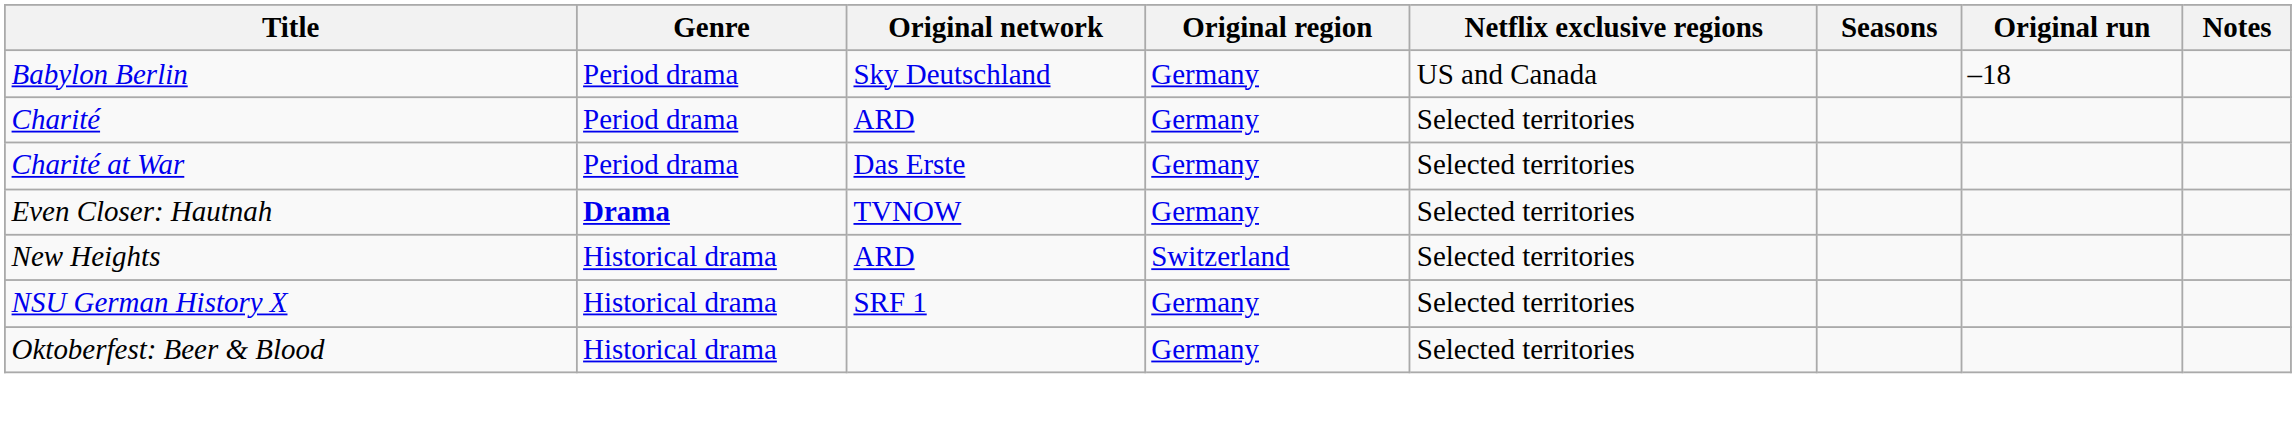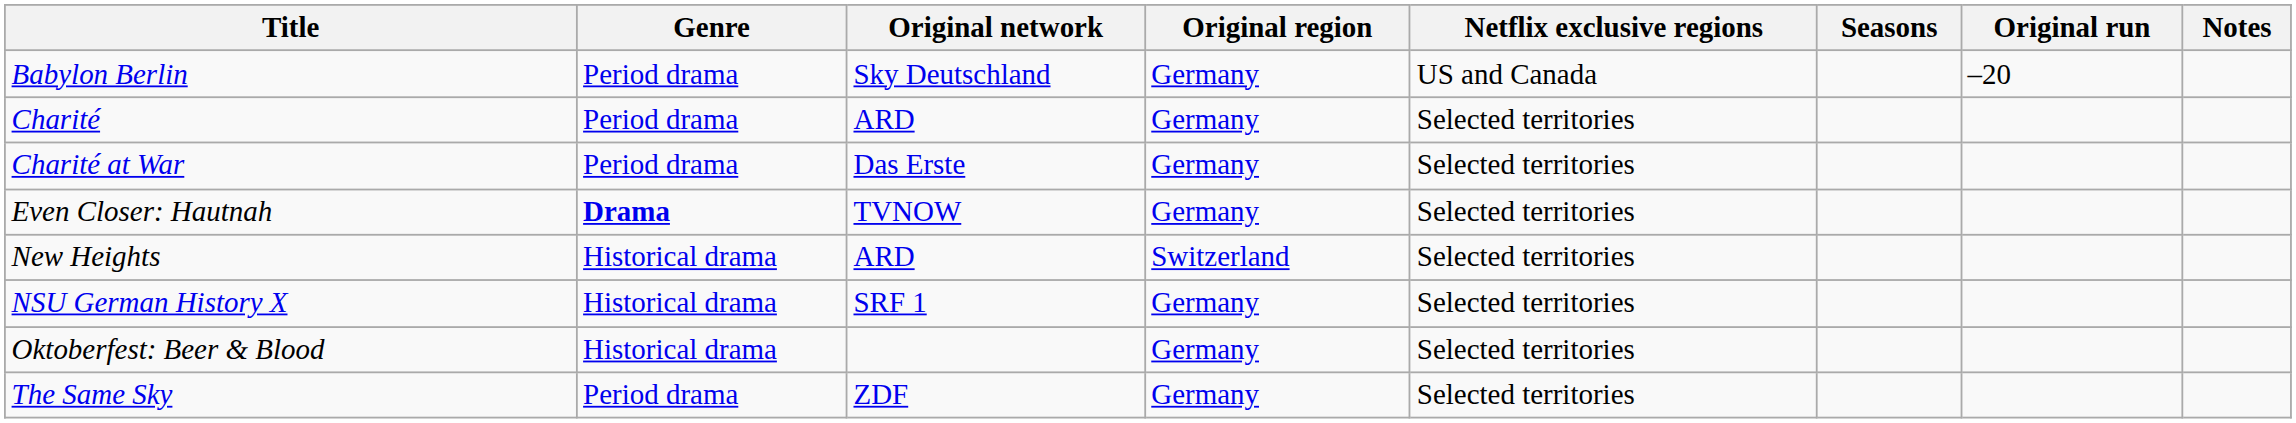(1989, 73) –18 -> (1989, 73) –20
+ row: (92, 394)
